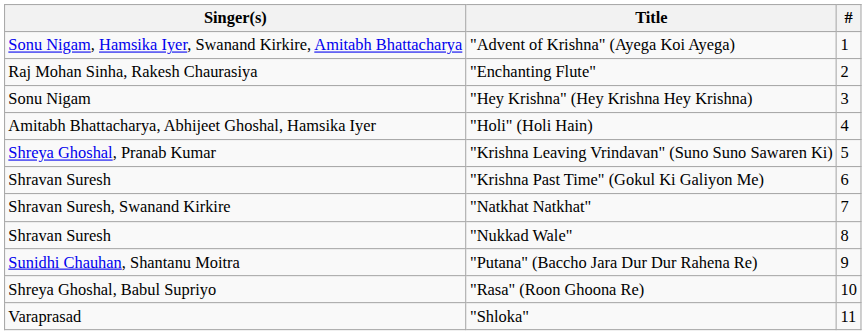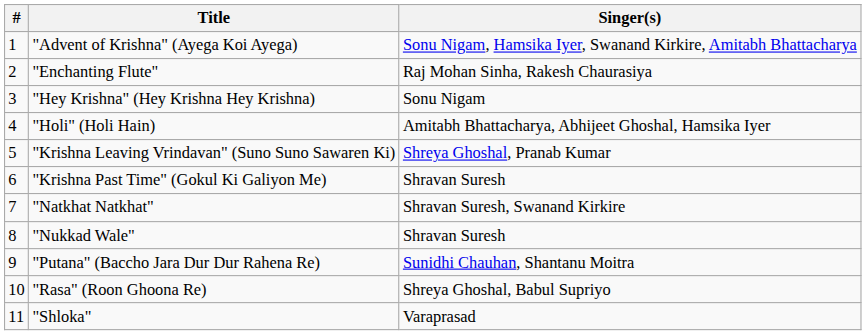columns swapped: (849, 18) <-> (235, 18)
